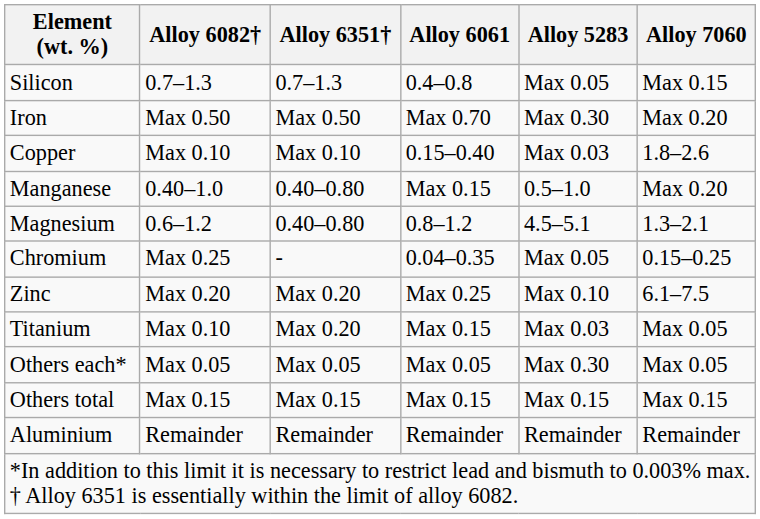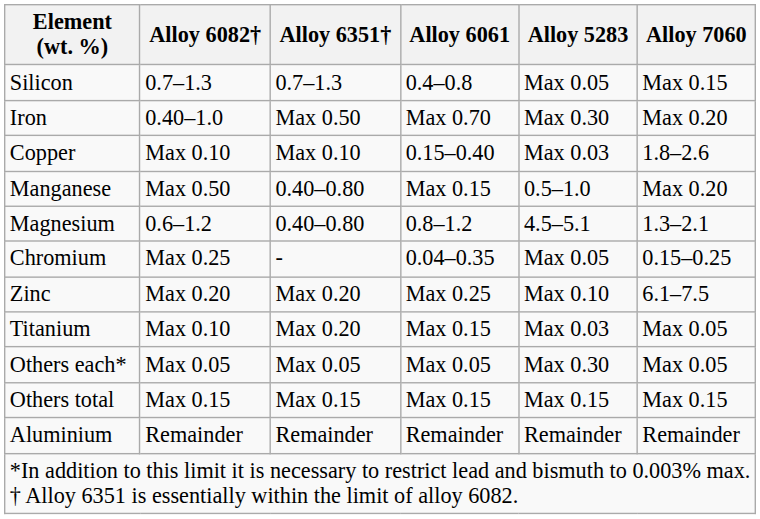(188, 117) Max 0.50 -> (184, 117) 0.40–1.0
(184, 188) 0.40–1.0 -> (188, 188) Max 0.50
